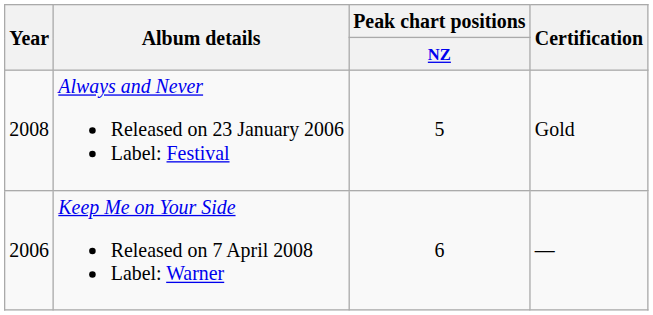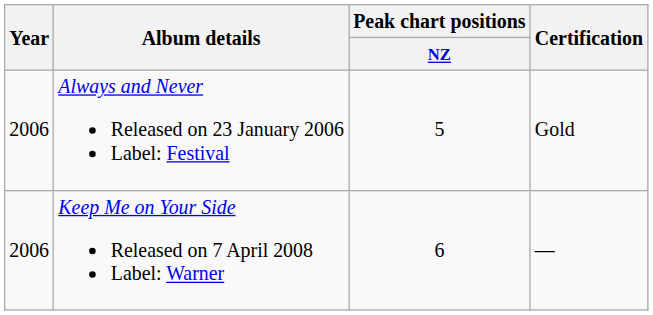(29, 130) 2008 -> (29, 130) 2006
